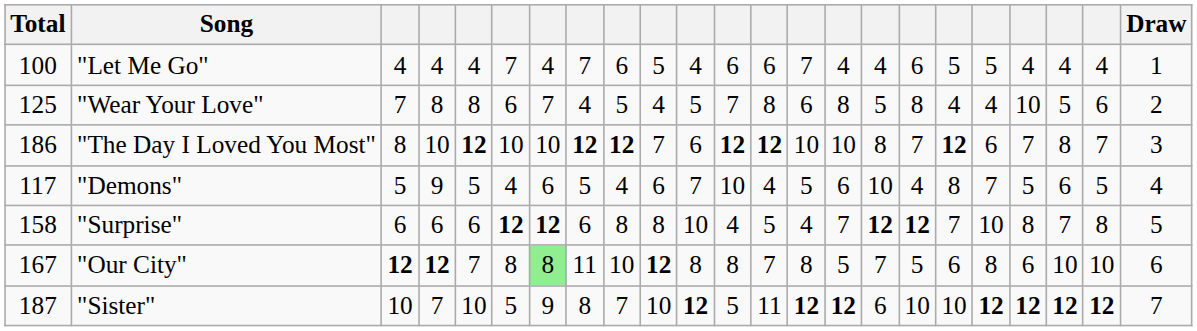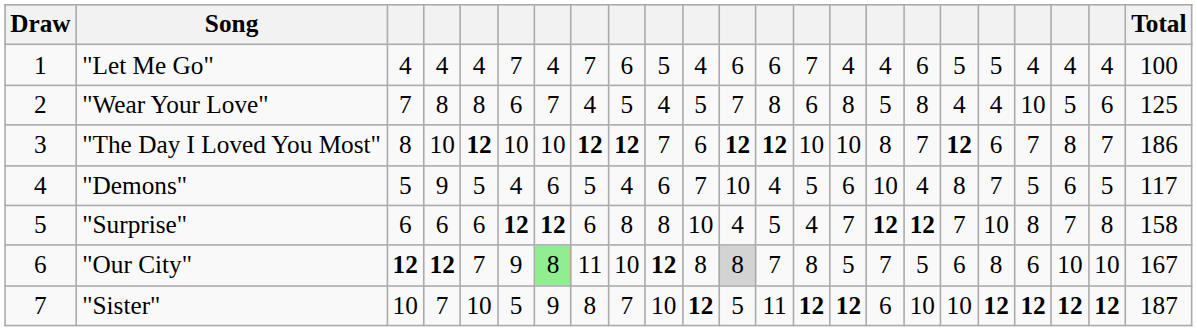columns swapped: (1156, 24) <-> (38, 24)
(511, 265) 8 -> (516, 265) 9
(733, 265) no background -> (738, 265) lightgrey background
